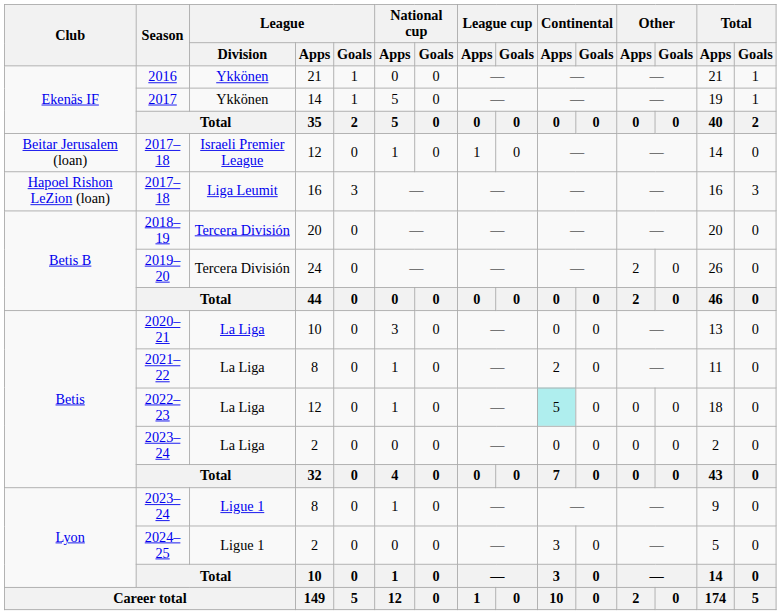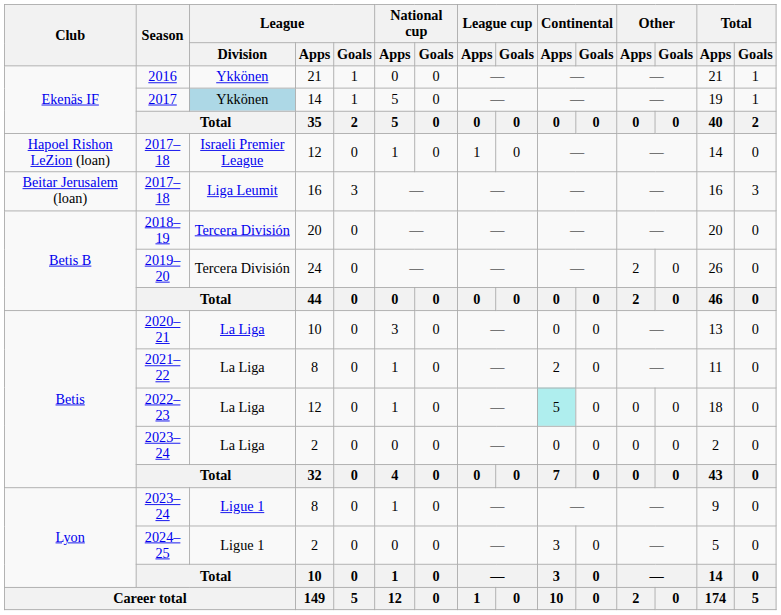(242, 99) no background -> (242, 99) lightblue background
(70, 152) Beitar Jerusalem (loan) -> (70, 152) Hapoel Rishon LeZion (loan)
(70, 191) Hapoel Rishon LeZion (loan) -> (70, 191) Beitar Jerusalem (loan)
